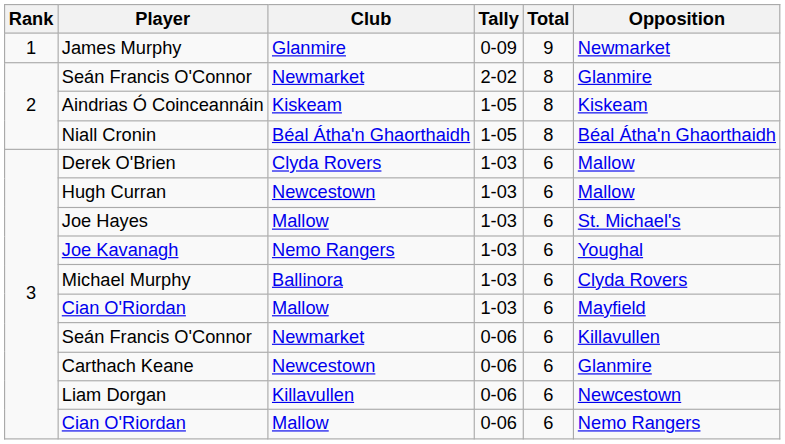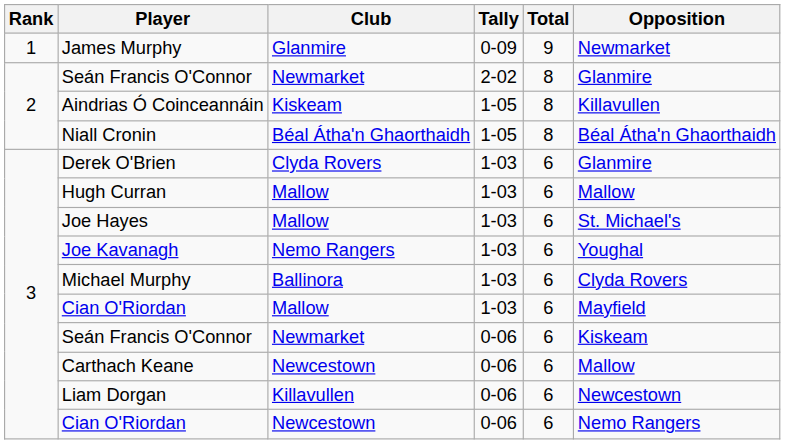(613, 105) Kiskeam -> (619, 105) Killavullen
(606, 163) Mallow -> (615, 163) Glanmire
(324, 192) Newcestown -> (300, 192) Mallow
(619, 337) Killavullen -> (613, 337) Kiskeam
(615, 366) Glanmire -> (606, 366) Mallow
(300, 423) Mallow -> (324, 423) Newcestown
